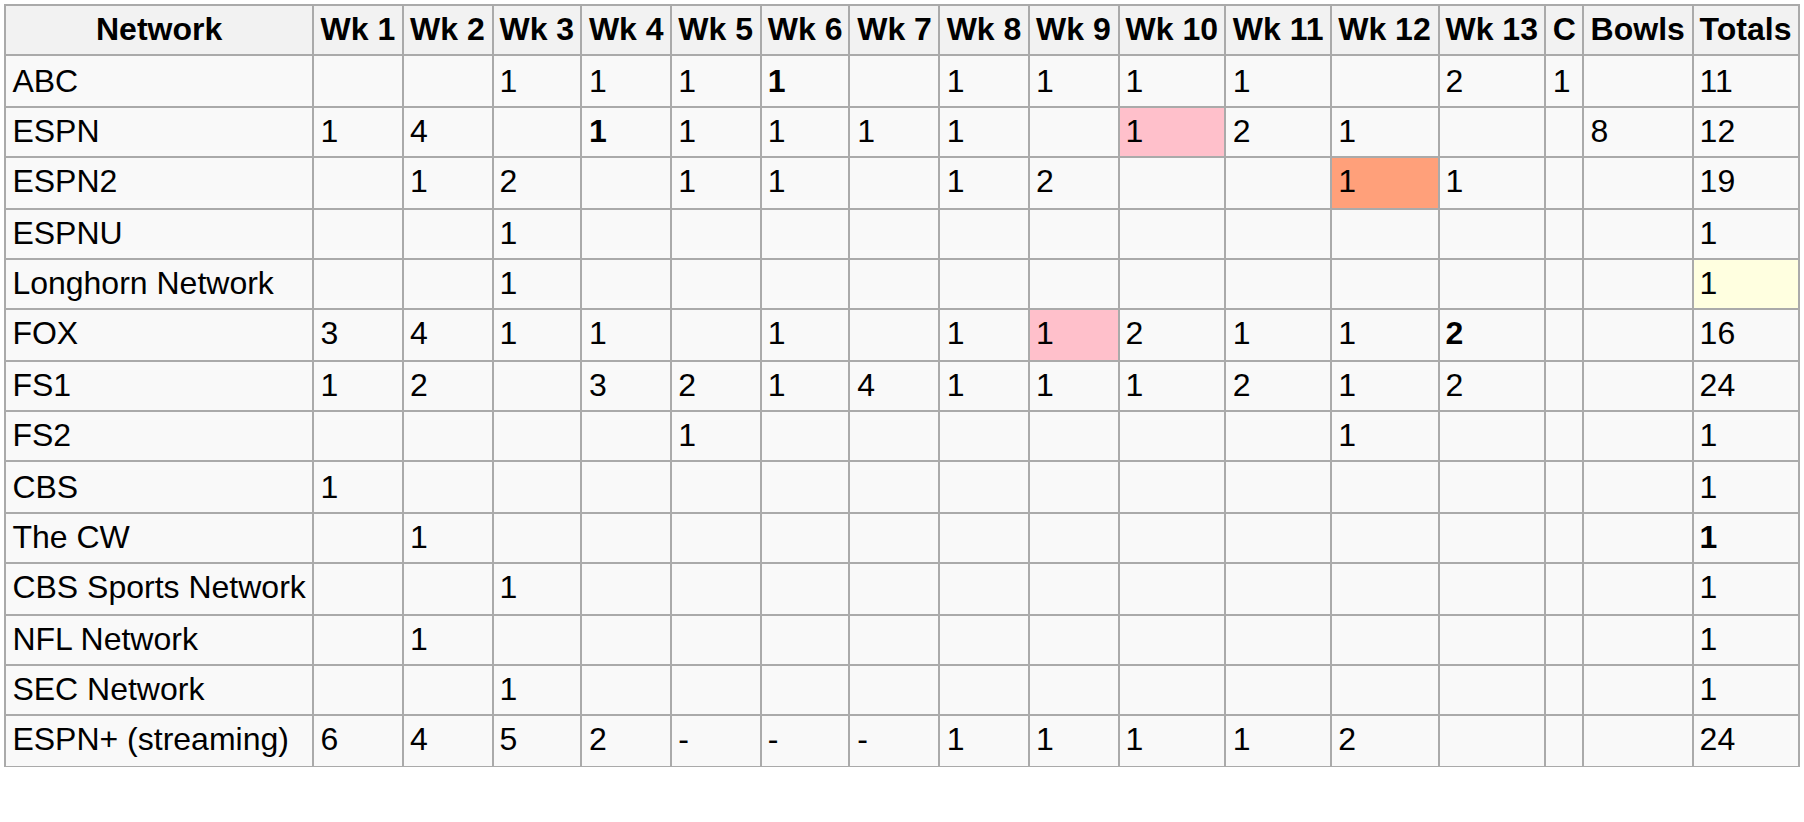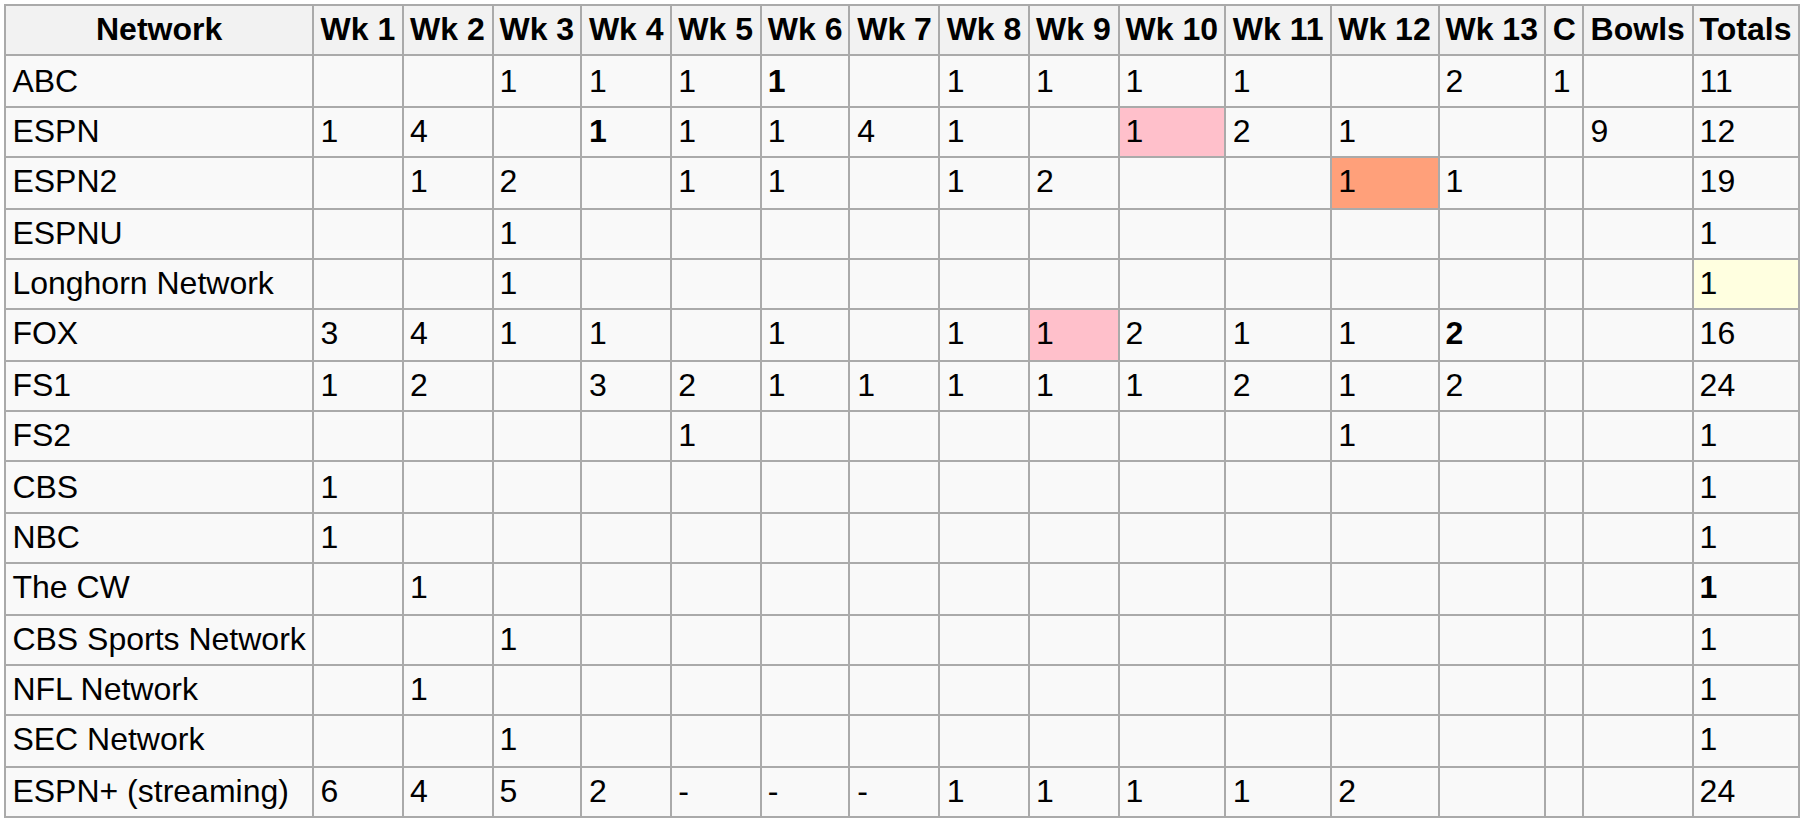(866, 131) 1 -> (866, 131) 4
(1600, 131) 8 -> (1600, 131) 9
(866, 385) 4 -> (866, 385) 1
+ row: (46, 537)
